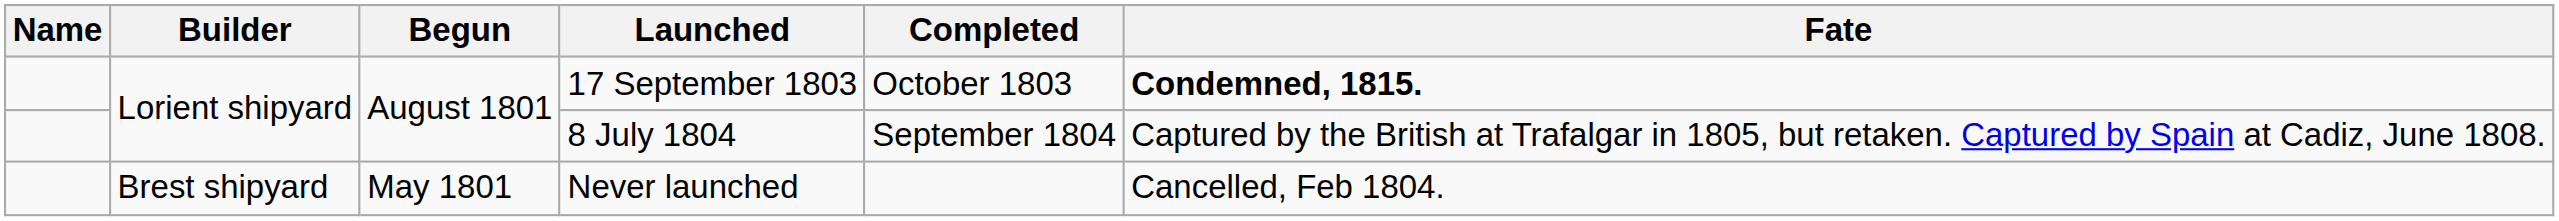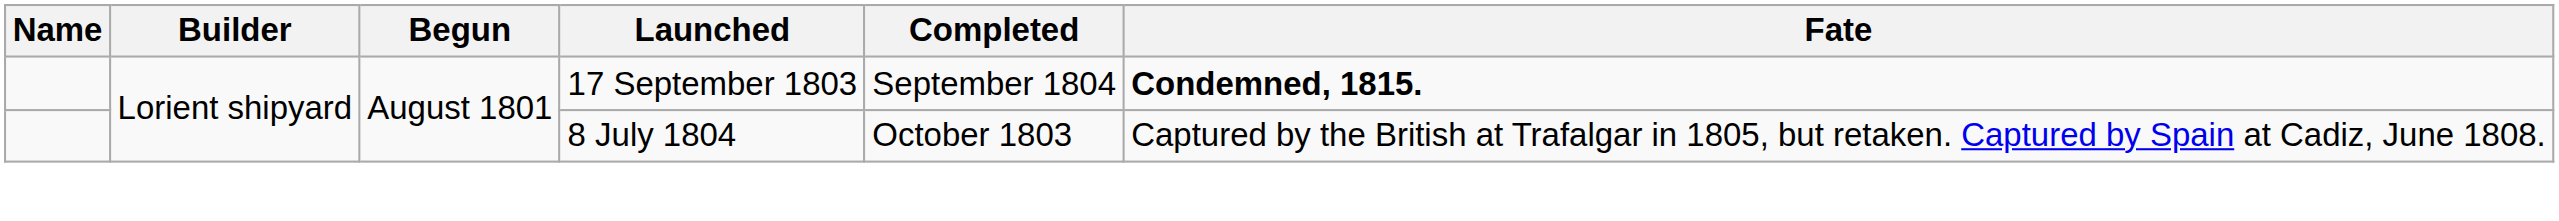(972, 82) October 1803 -> (994, 82) September 1804
(994, 135) September 1804 -> (972, 135) October 1803
- row: (683, 187)
